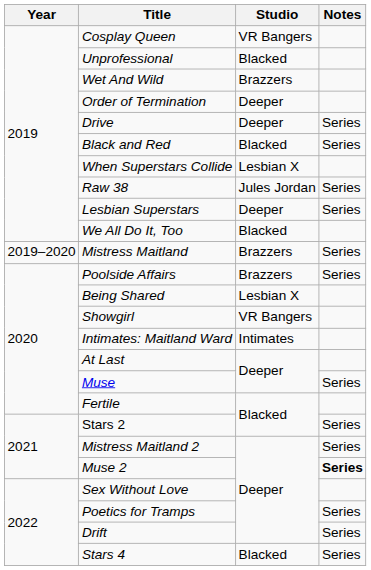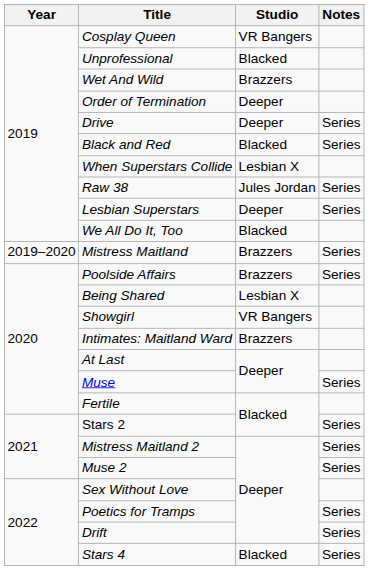(266, 338) Intimates -> (265, 338) Brazzers
(342, 468) bold -> (341, 468) normal
